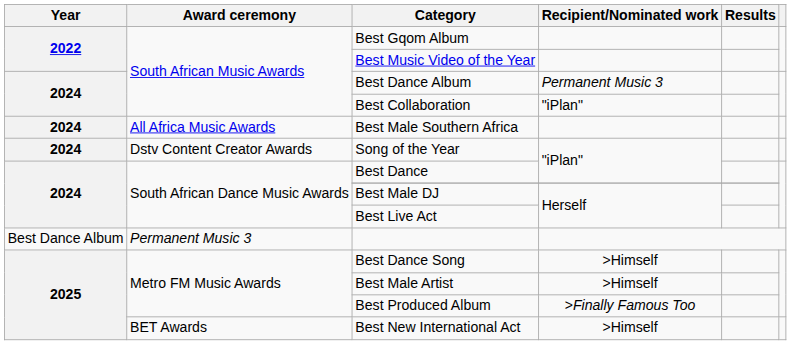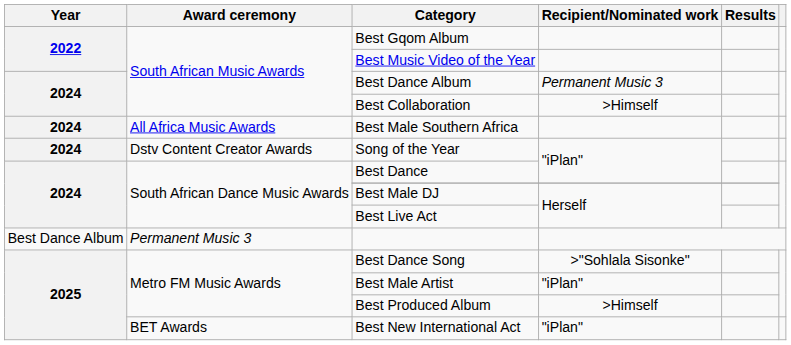(562, 104) "iPlan" -> (630, 104) >Himself
(630, 261) >Himself -> (630, 261) >"Sohlala Sisonke"
(630, 283) >Himself -> (562, 283) "iPlan"
(630, 305) >Finally Famous Too -> (630, 305) >Himself
(630, 328) >Himself -> (562, 328) "iPlan"
